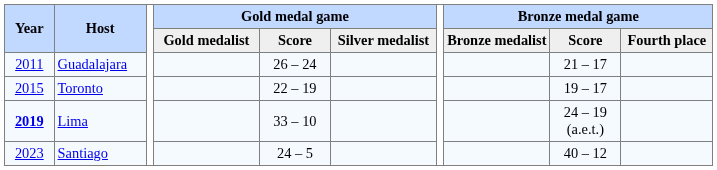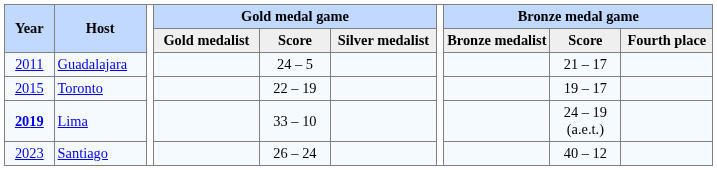(295, 64) 26 – 24 -> (295, 64) 24 – 5
(295, 153) 24 – 5 -> (295, 153) 26 – 24
